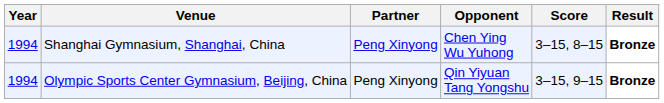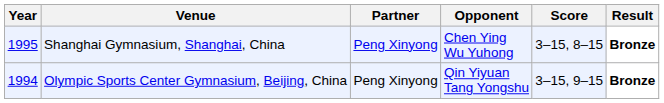(23, 44) 1994 -> (23, 44) 1995
